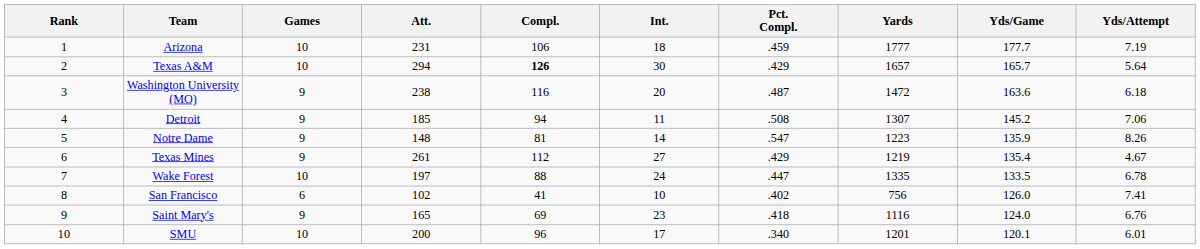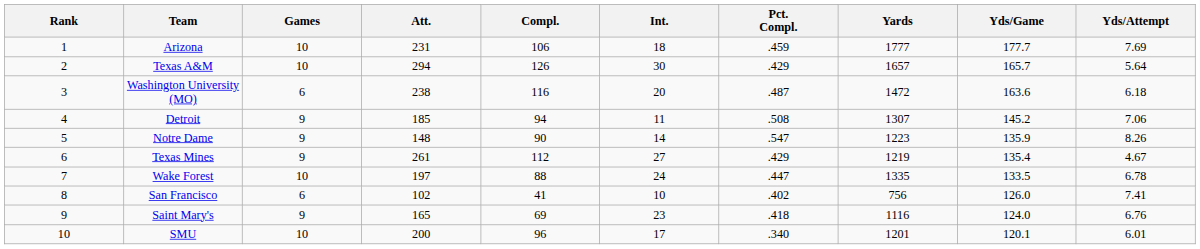(1136, 47) 7.19 -> (1136, 47) 7.69
(540, 66) bold -> (540, 66) normal
(302, 92) 9 -> (302, 92) 6
(540, 137) 81 -> (540, 137) 90
